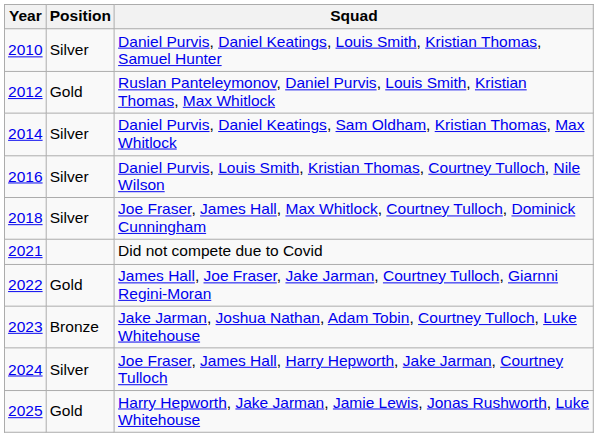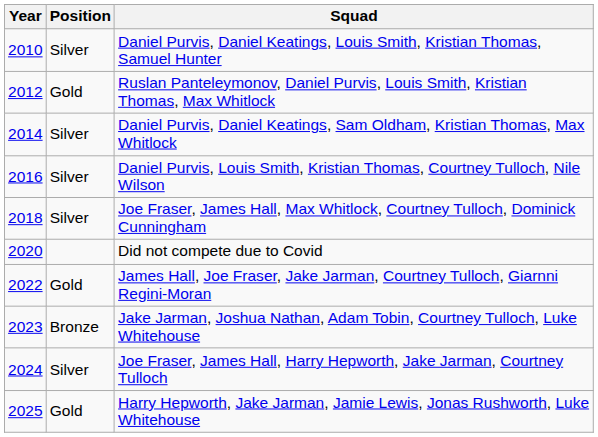(25, 251) 2021 -> (25, 251) 2020
